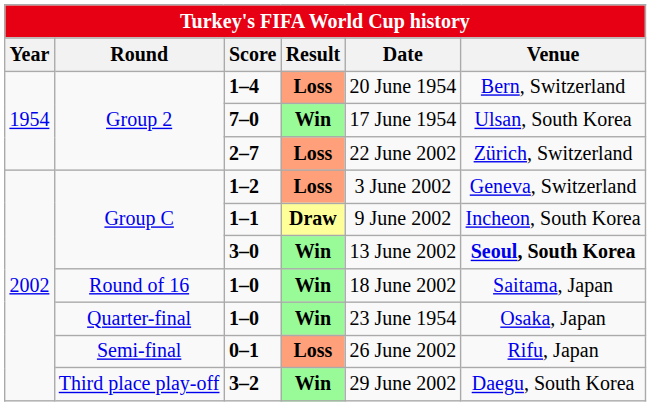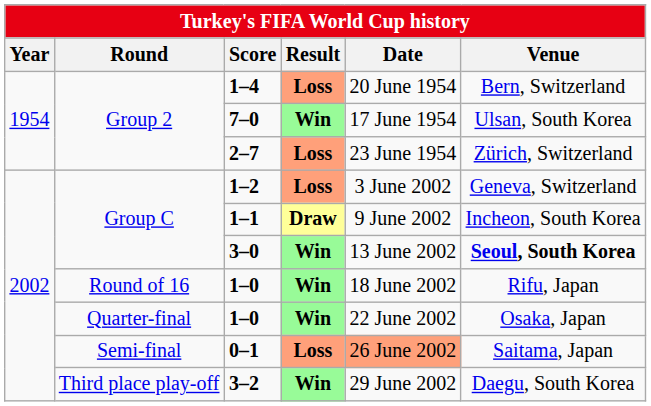(403, 153) 22 June 2002 -> (403, 153) 23 June 1954
(553, 285) Saitama, Japan -> (553, 285) Rifu, Japan
(403, 318) 23 June 1954 -> (403, 318) 22 June 2002
(403, 351) no background -> (403, 351) lightsalmon background
(553, 351) Rifu, Japan -> (553, 351) Saitama, Japan
